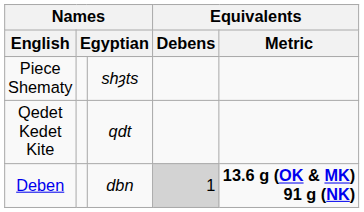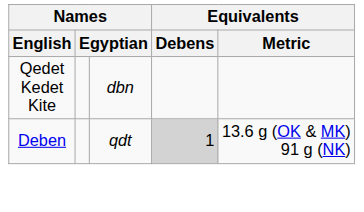- row: (40, 78)
(120, 131) qdt -> (120, 87) dbn
(120, 185) dbn -> (120, 140) qdt
(289, 185) bold -> (286, 140) normal
